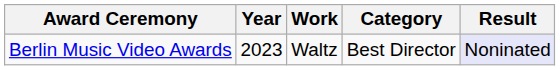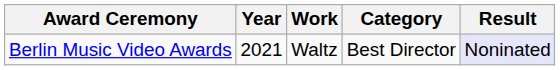(261, 49) 2023 -> (261, 49) 2021
